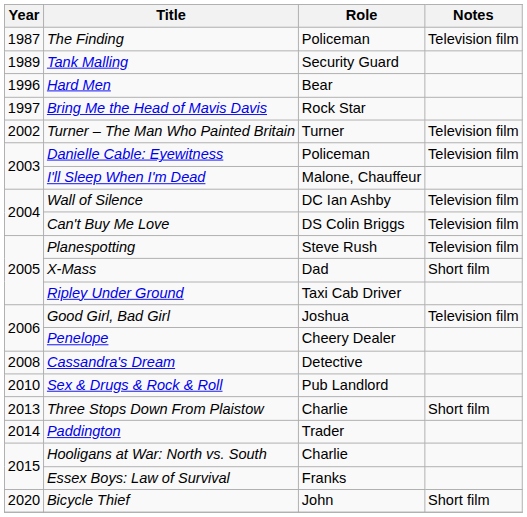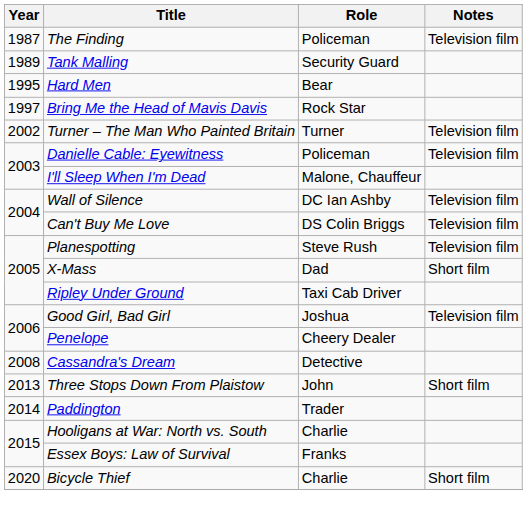(24, 85) 1996 -> (24, 85) 1995
- row: (135, 385)
(325, 408) Charlie -> (318, 385) John
(318, 500) John -> (325, 477) Charlie
